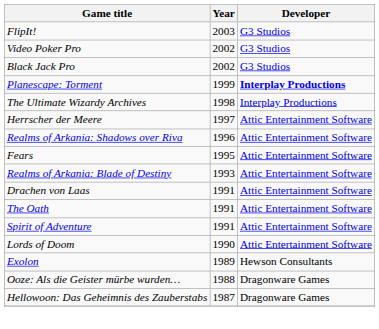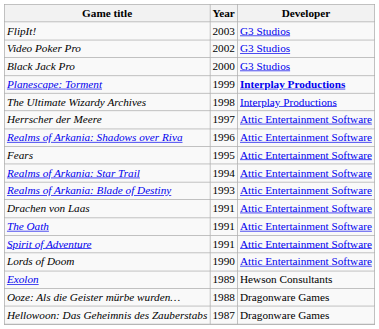(224, 66) 2002 -> (224, 66) 2000
+ row: (73, 173)
